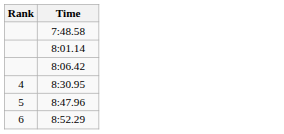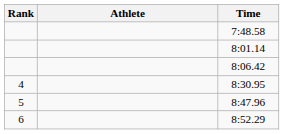+ column: (128, 13)
